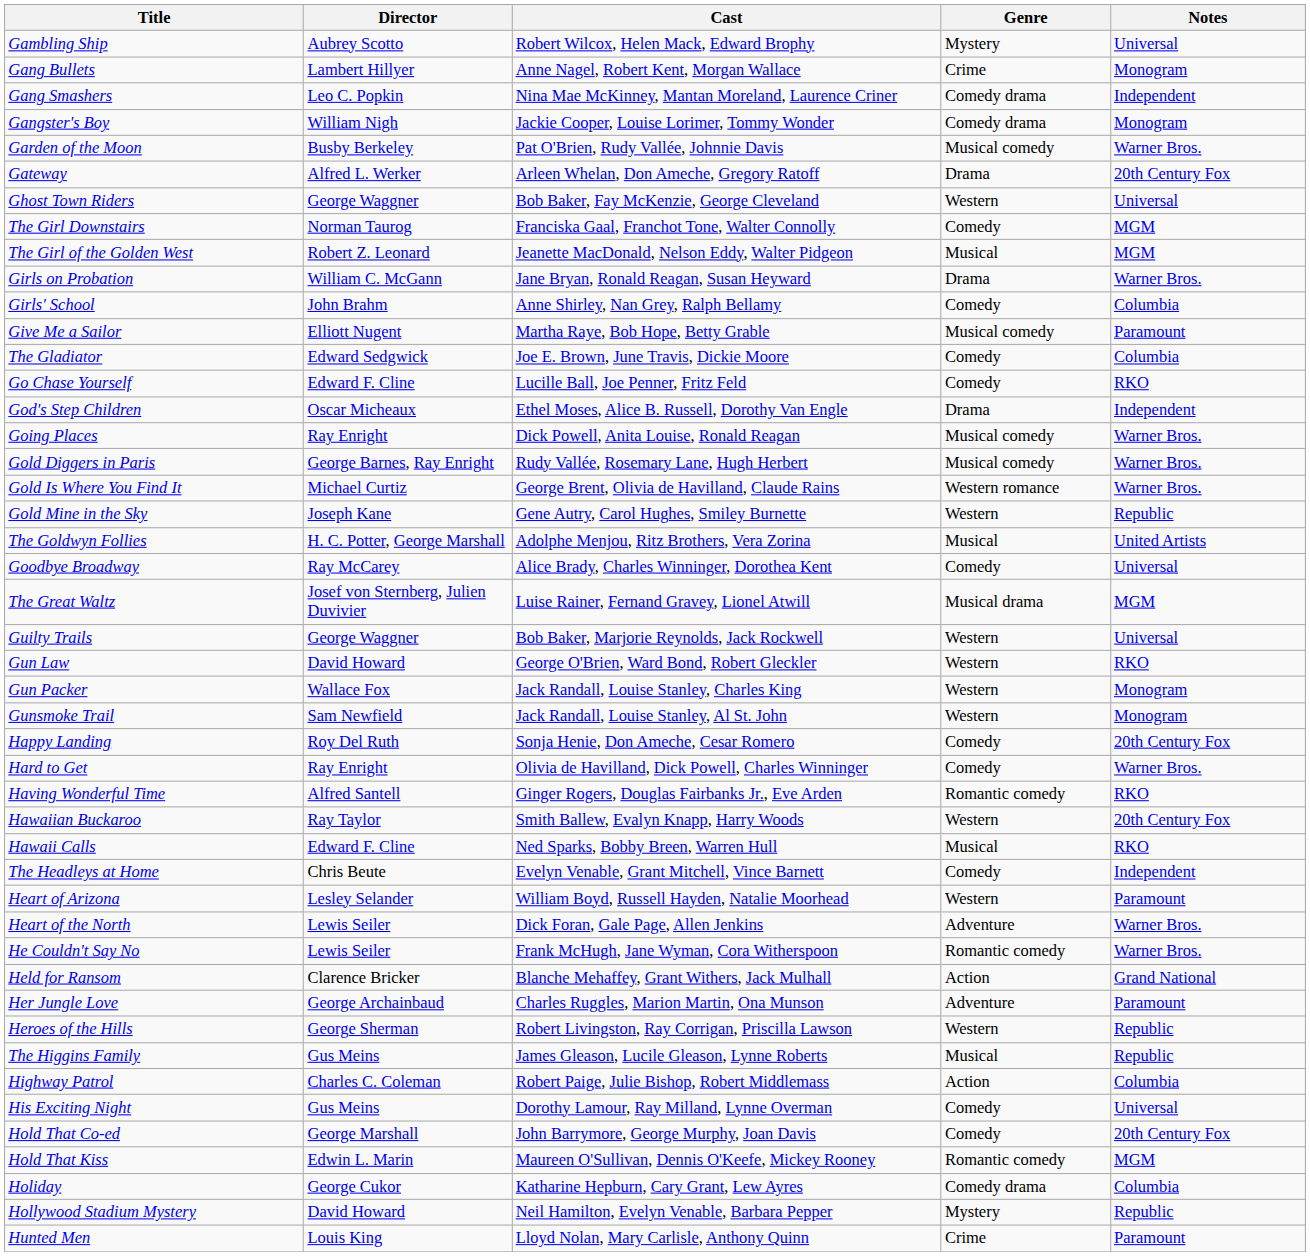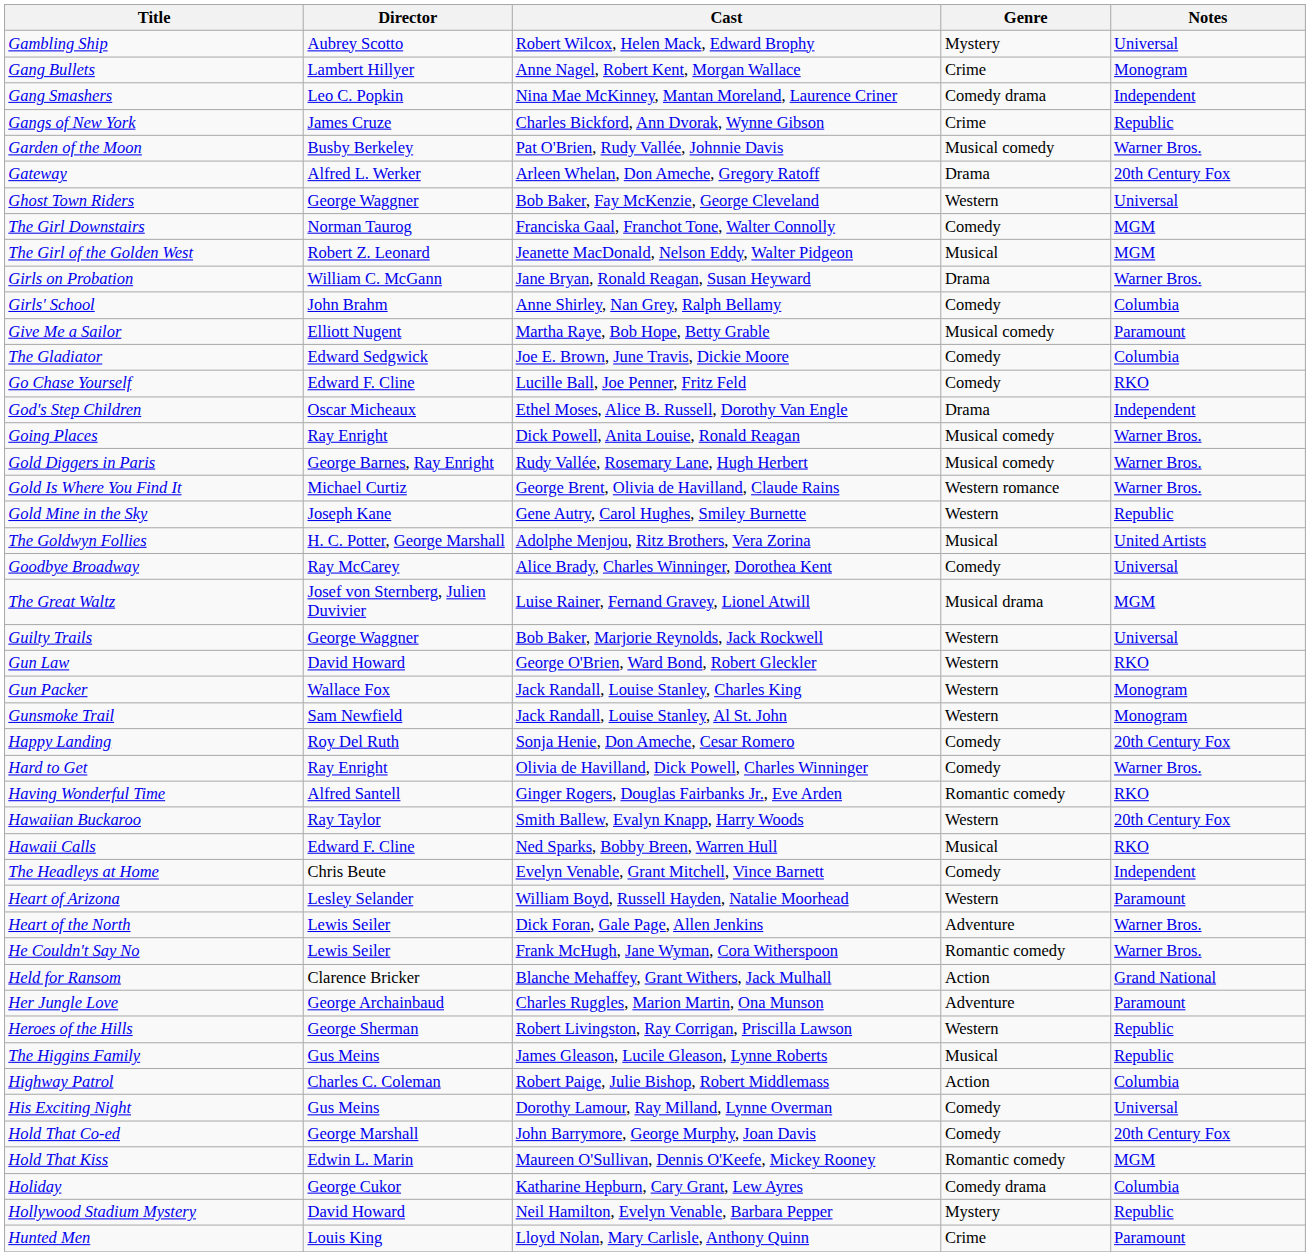+ row: (72, 122)
- row: (59, 122)
